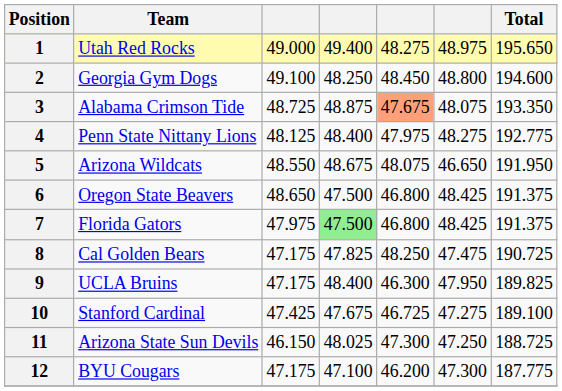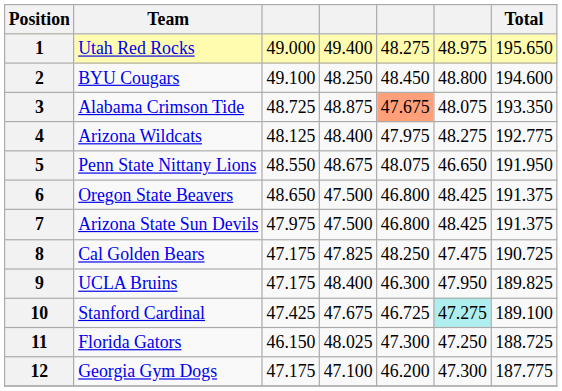(148, 77) Georgia Gym Dogs -> (129, 77) BYU Cougars
(167, 136) Penn State Nittany Lions -> (140, 136) Arizona Wildcats
(140, 165) Arizona Wildcats -> (167, 165) Penn State Nittany Lions
(130, 224) Florida Gators -> (168, 224) Arizona State Sun Devils
(348, 224) lightgreen background -> (348, 224) no background
(462, 312) no background -> (462, 312) paleturquoise background
(168, 341) Arizona State Sun Devils -> (130, 341) Florida Gators
(129, 371) BYU Cougars -> (148, 371) Georgia Gym Dogs
